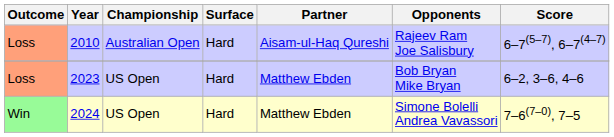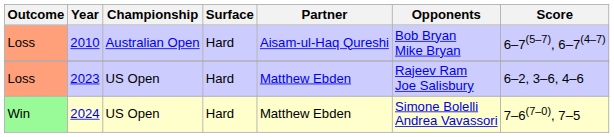(434, 43) Rajeev Ram Joe Salisbury -> (428, 43) Bob Bryan Mike Bryan
(428, 78) Bob Bryan Mike Bryan -> (434, 78) Rajeev Ram Joe Salisbury
